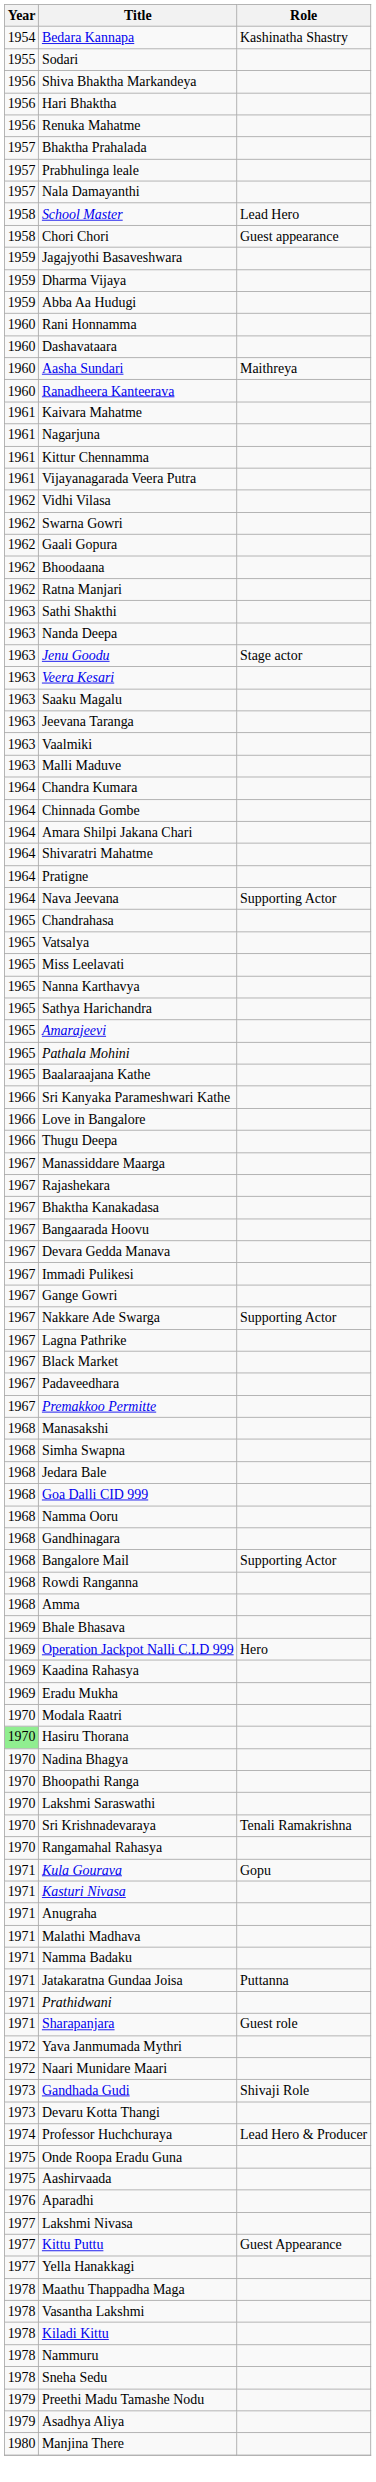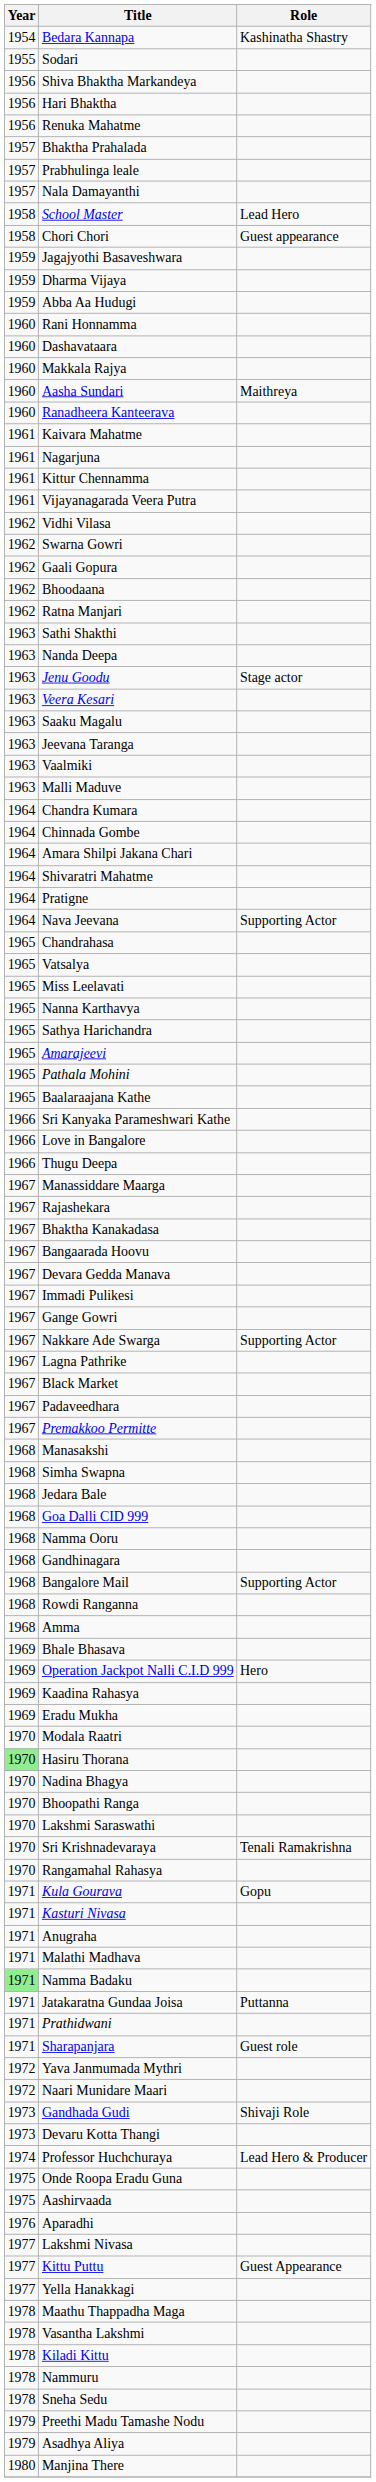+ row: (84, 368)
(22, 1958) no background -> (22, 1980) lightgreen background
